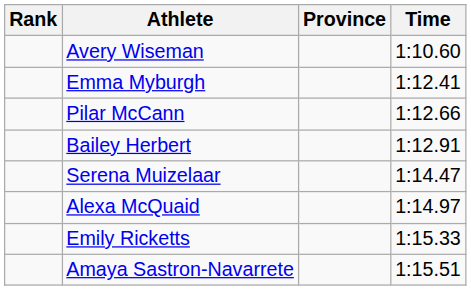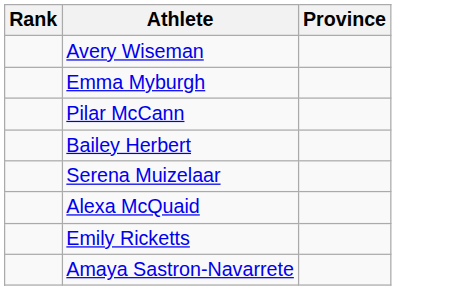- column: (428, 20)
